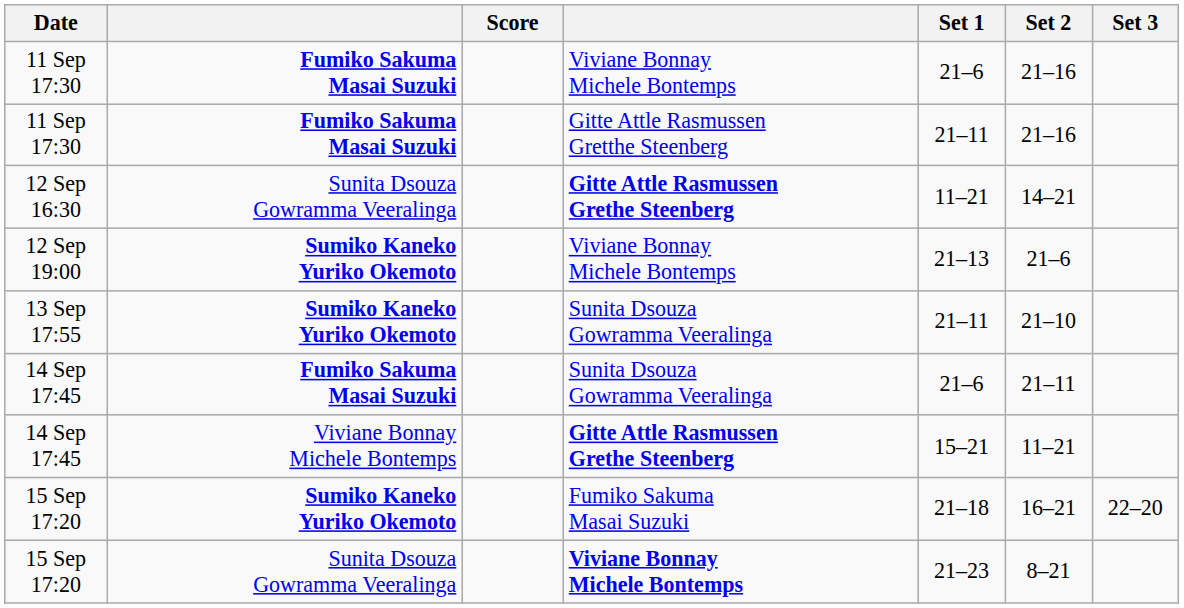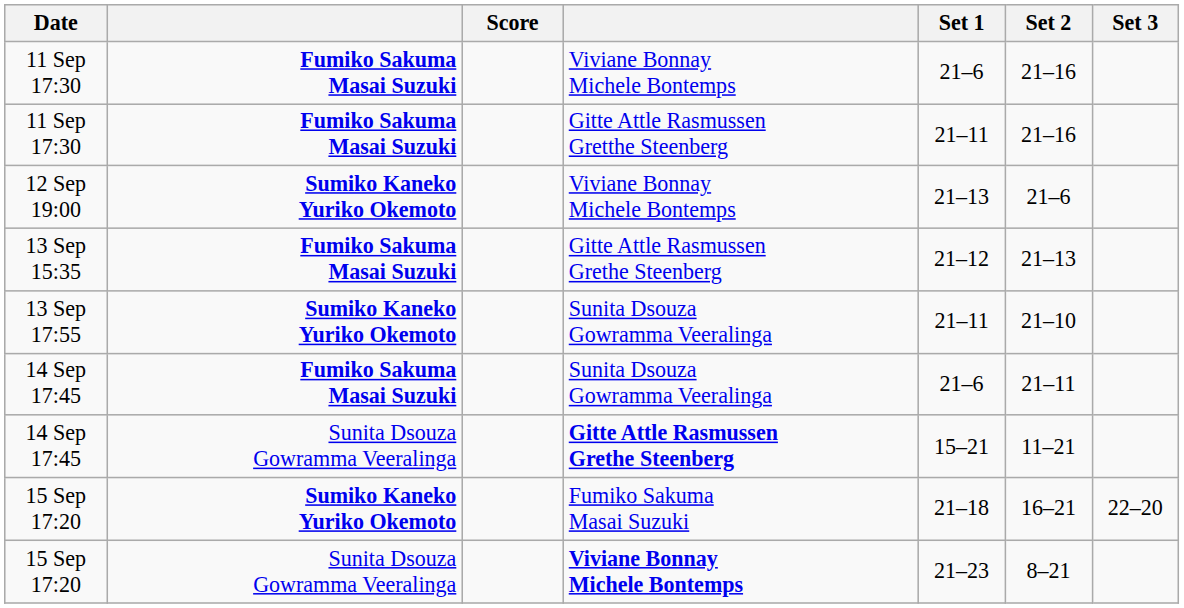- row: (56, 197)
+ row: (56, 259)
(373, 446) Viviane Bonnay Michele Bontemps -> (355, 446) Sunita Dsouza Gowramma Veeralinga
